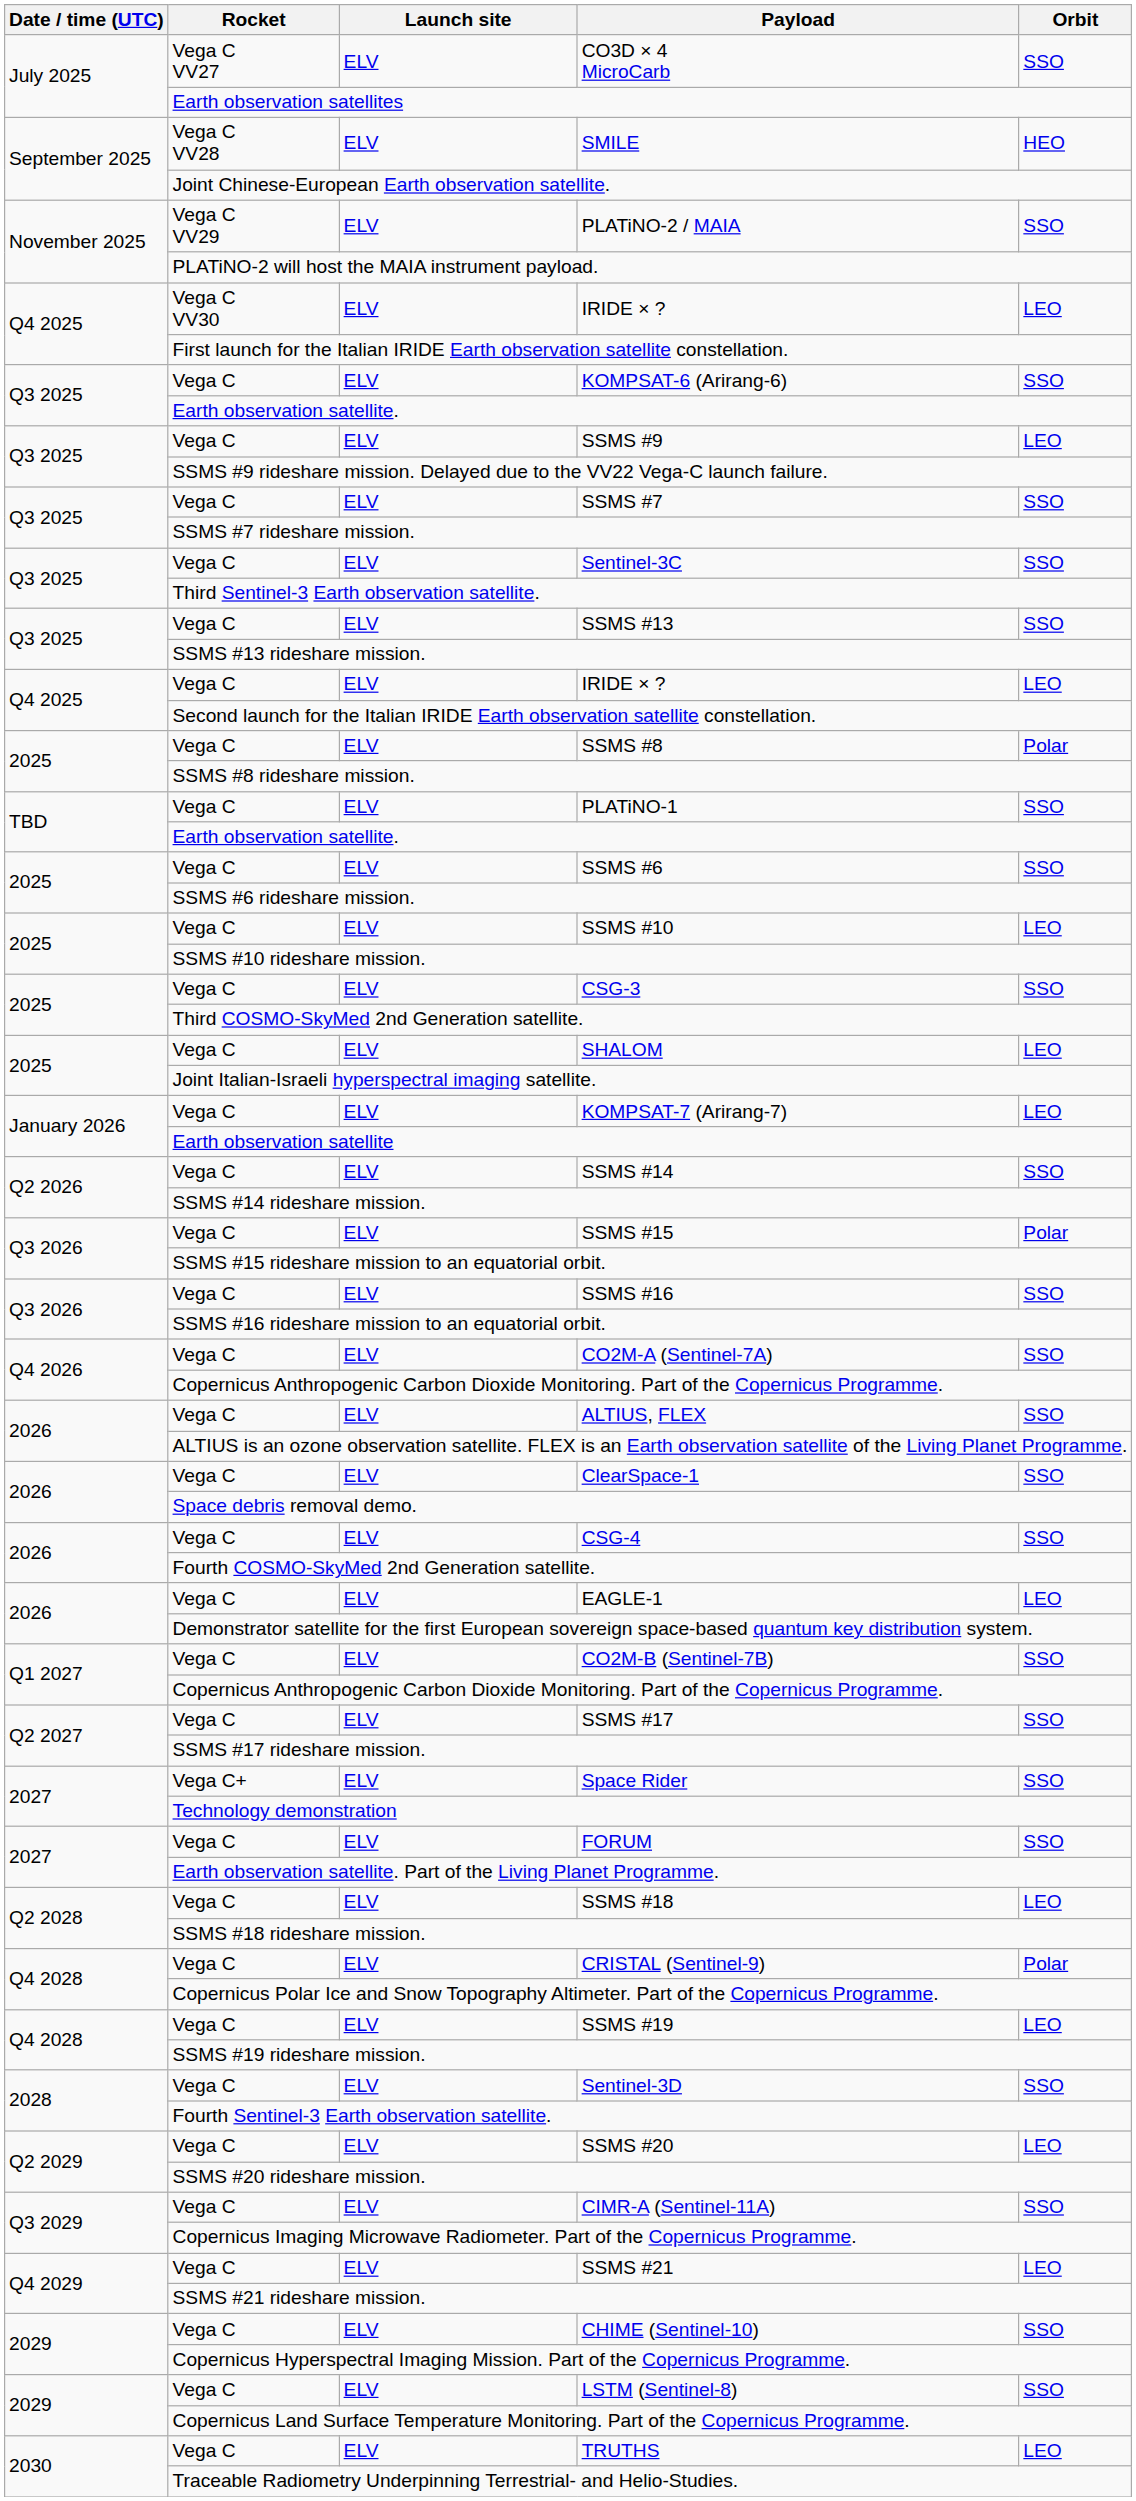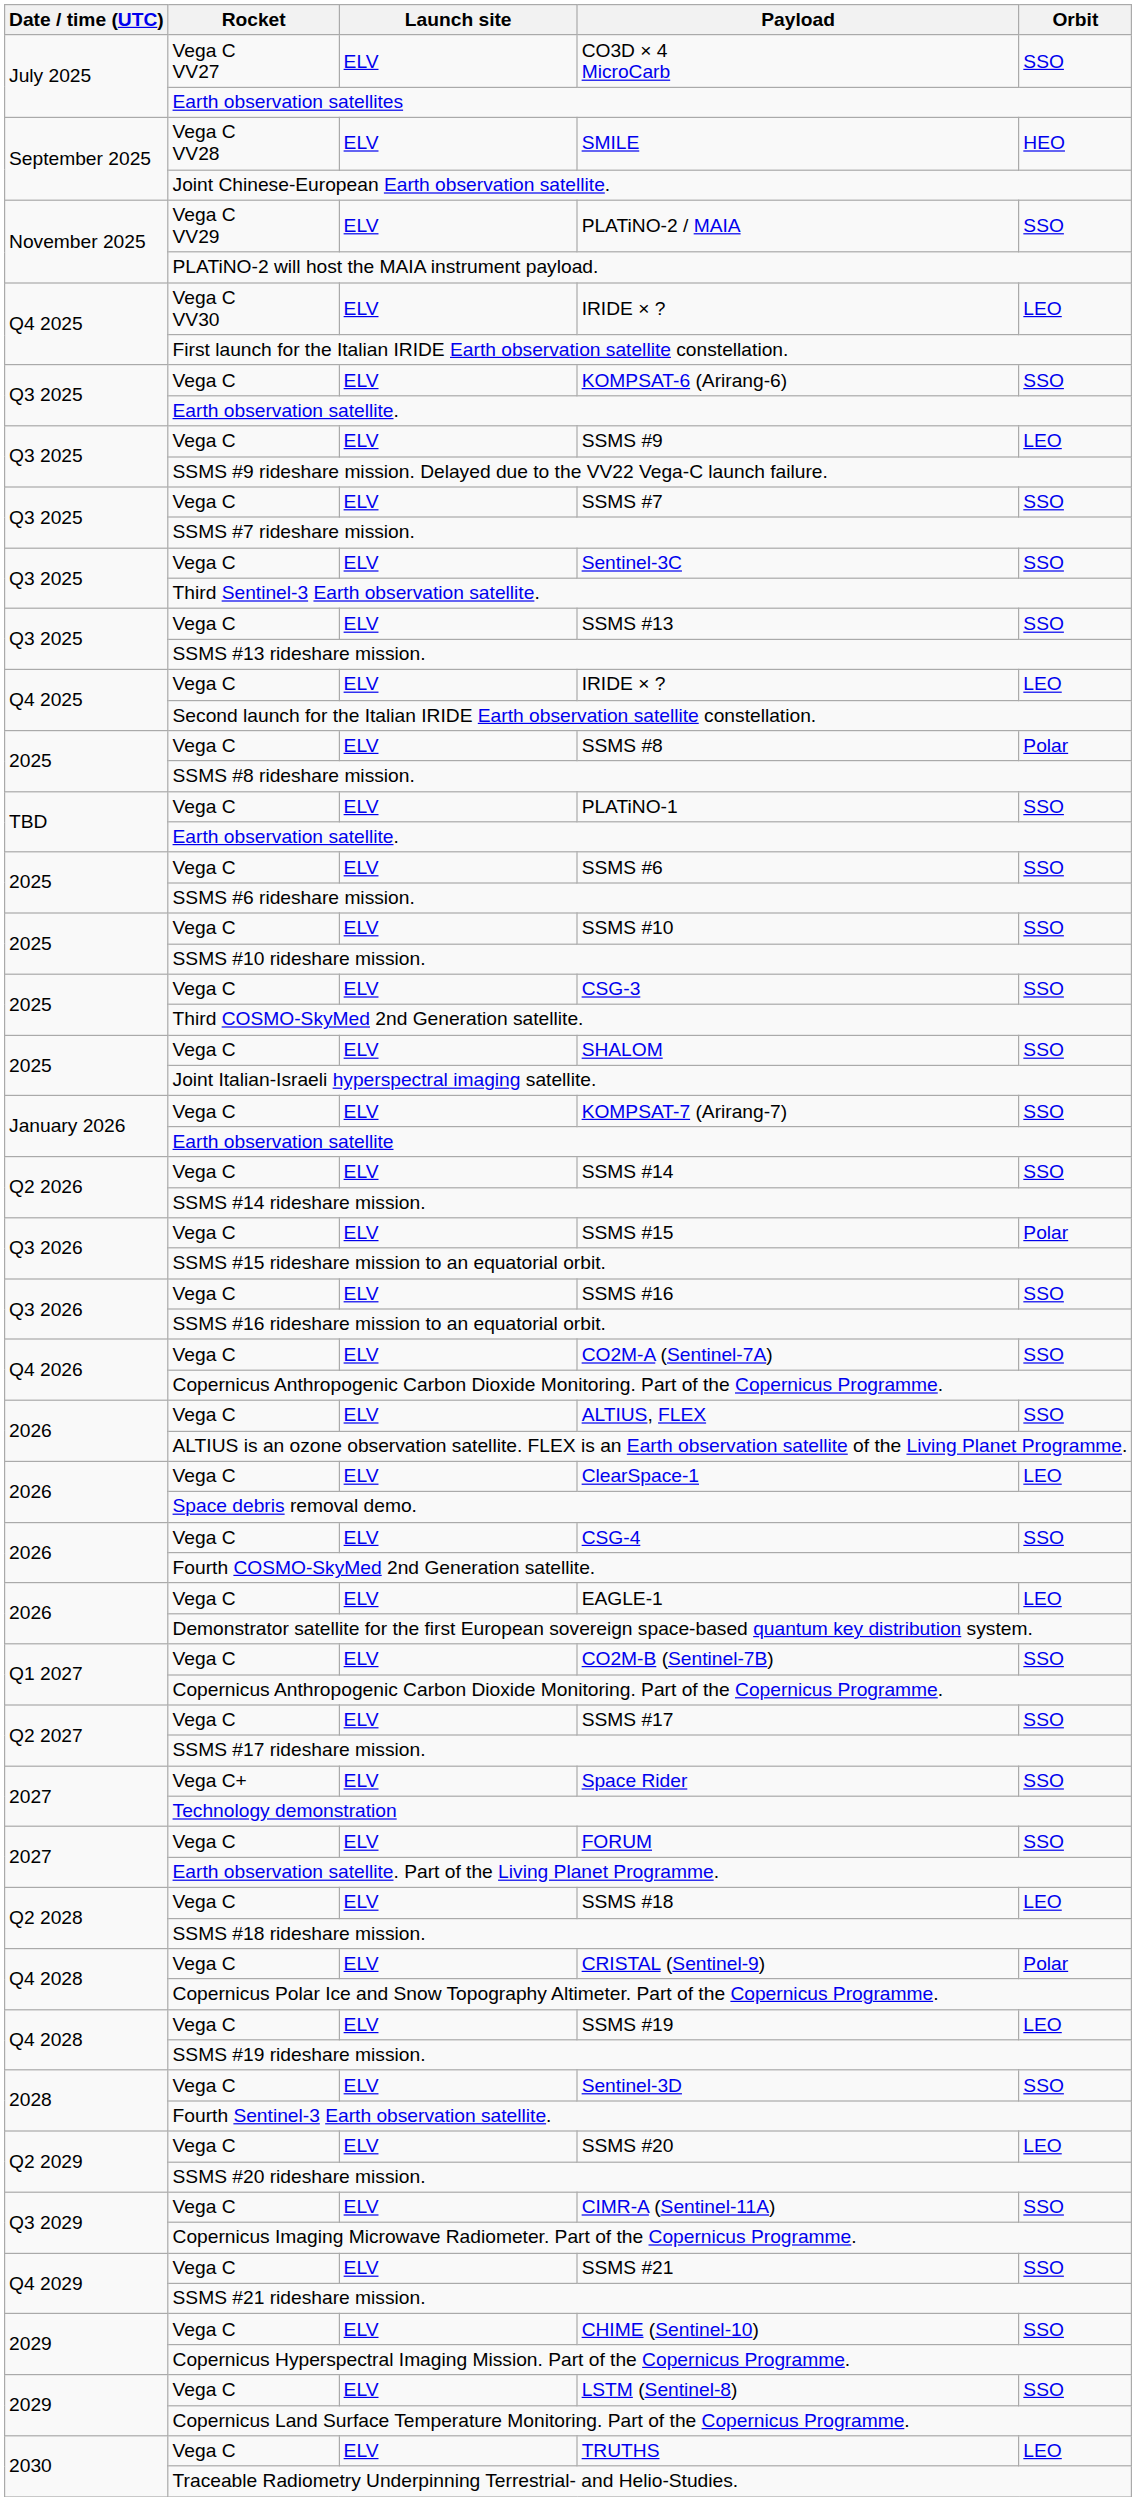(1043, 928) LEO -> (1044, 928) SSO
(1043, 1050) LEO -> (1044, 1050) SSO
(1043, 1110) LEO -> (1044, 1110) SSO
(1044, 1476) SSO -> (1043, 1476) LEO
(1043, 2268) LEO -> (1044, 2268) SSO
